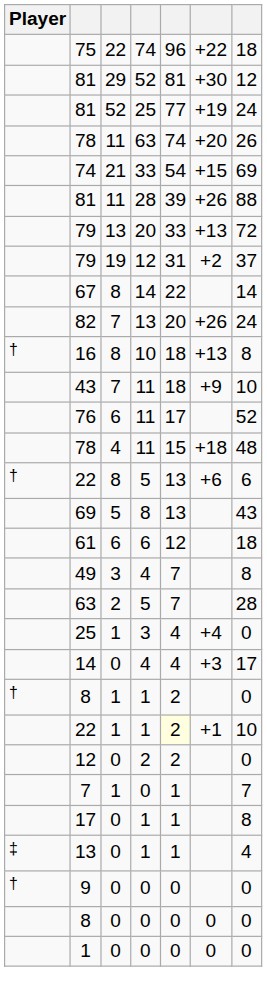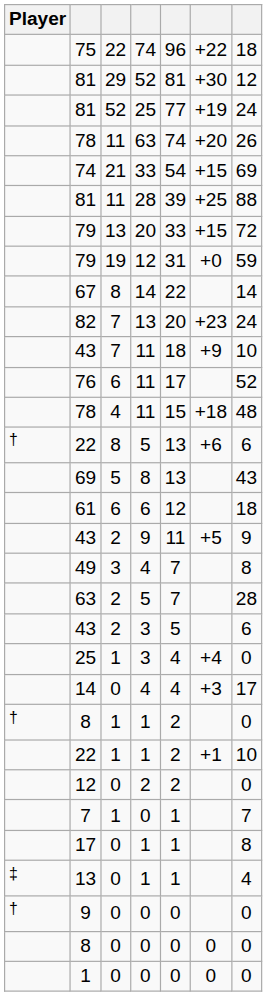(211, 200) +26 -> (211, 200) +25
(211, 230) +13 -> (211, 230) +15
(211, 261) +2 -> (211, 261) +0
(246, 261) 37 -> (246, 261) 59
(211, 321) +26 -> (211, 321) +23
- row: (86, 354)
+ row: (86, 538)
+ row: (86, 628)
(175, 729) lightyellow background -> (175, 754) no background
